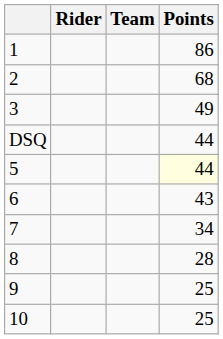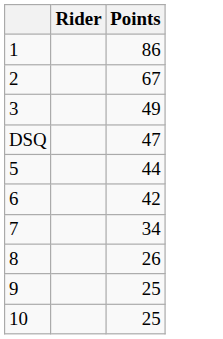- column: (132, 19)
(204, 79) 68 -> (151, 79) 67
(204, 139) 44 -> (151, 139) 47
(204, 169) lightyellow background -> (151, 169) no background
(204, 199) 43 -> (151, 199) 42
(204, 259) 28 -> (151, 259) 26
